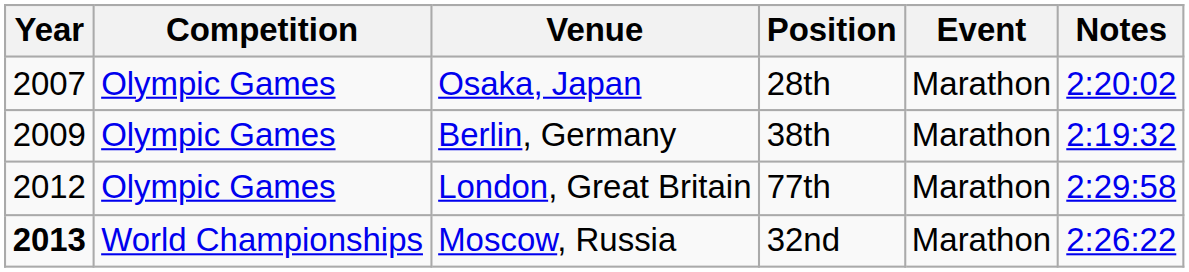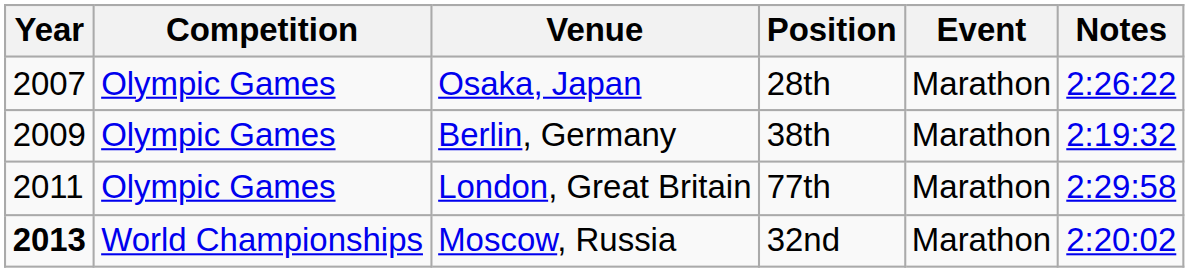(1121, 82) 2:20:02 -> (1121, 82) 2:26:22
(49, 187) 2012 -> (48, 187) 2011
(1121, 239) 2:26:22 -> (1121, 239) 2:20:02
